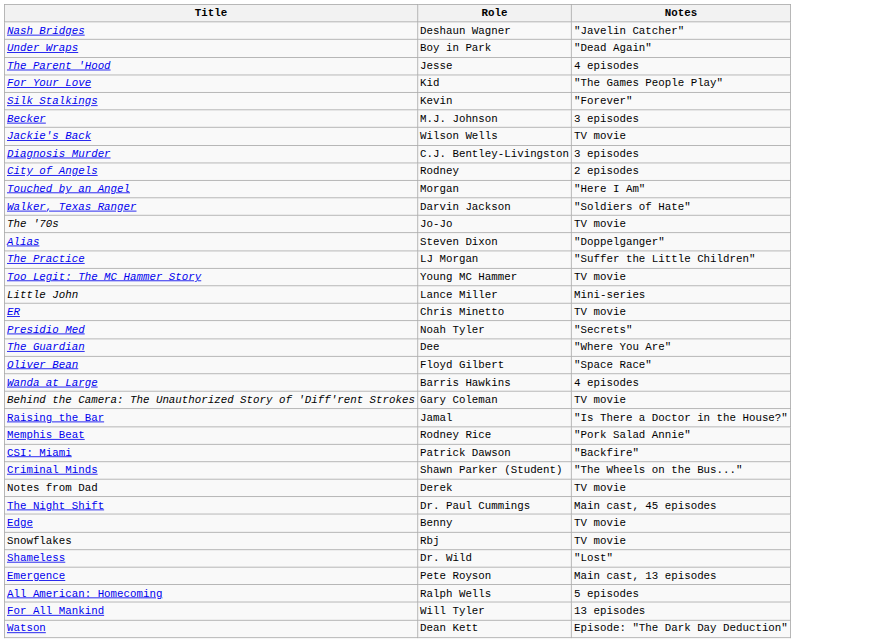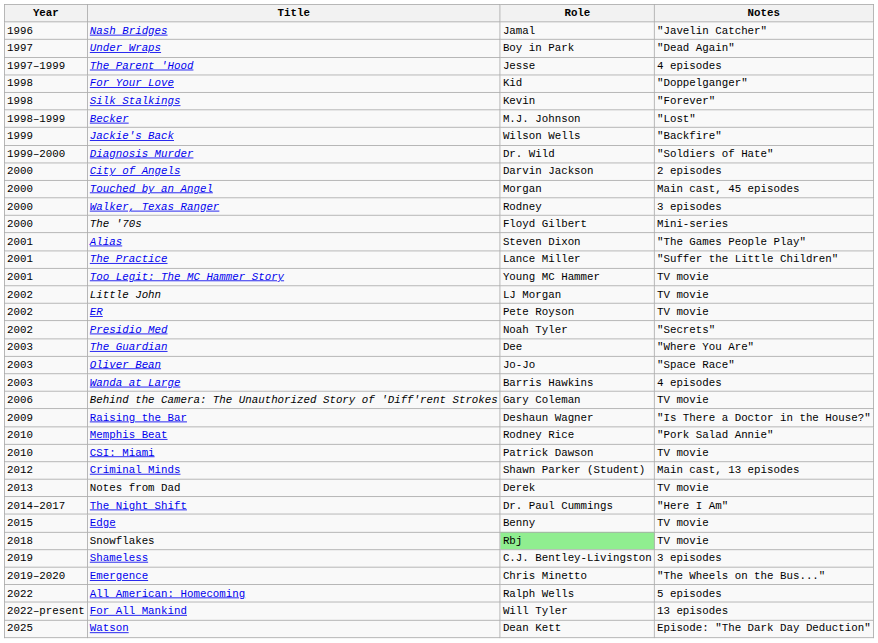+ column: (46, 13)
(465, 31) Deshaun Wagner -> (519, 31) Jamal
(649, 84) "The Games People Play" -> (702, 84) "Doppelganger"
(606, 119) 3 episodes -> (676, 119) "Lost"
(600, 136) TV movie -> (689, 136) "Backfire"
(495, 154) C.J. Bentley-Livingston -> (529, 154) Dr. Wild
(606, 154) 3 episodes -> (715, 154) "Soldiers of Hate"
(439, 171) Rodney -> (548, 171) Darvin Jackson
(610, 189) "Here I Am" -> (728, 189) Main cast, 45 episodes
(465, 207) Darvin Jackson -> (522, 207) Rodney
(632, 207) "Soldiers of Hate" -> (689, 207) 3 episodes
(436, 224) Jo-Jo -> (545, 224) Floyd Gilbert
(600, 224) TV movie -> (693, 224) Mini-series
(619, 242) "Doppelganger" -> (731, 242) "The Games People Play"
(449, 259) LJ Morgan -> (542, 259) Lance Miller
(459, 295) Lance Miller -> (532, 295) LJ Morgan
(610, 295) Mini-series -> (683, 295) TV movie
(462, 312) Chris Minetto -> (539, 312) Pete Royson
(462, 365) Floyd Gilbert -> (519, 365) Jo-Jo
(436, 418) Jamal -> (548, 418) Deshaun Wagner
(606, 453) "Backfire" -> (683, 453) TV movie
(658, 470) "The Wheels on the Bus..." -> (728, 470) Main cast, 13 episodes
(645, 506) Main cast, 45 episodes -> (693, 506) "Here I Am"
(430, 541) no background -> (513, 541) lightgreen background
(446, 558) Dr. Wild -> (577, 558) C.J. Bentley-Livingston
(594, 558) "Lost" -> (689, 558) 3 episodes
(456, 576) Pete Royson -> (545, 576) Chris Minetto
(645, 576) Main cast, 13 episodes -> (741, 576) "The Wheels on the Bus..."
